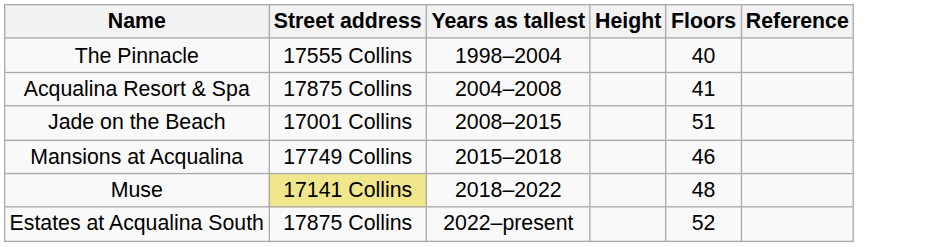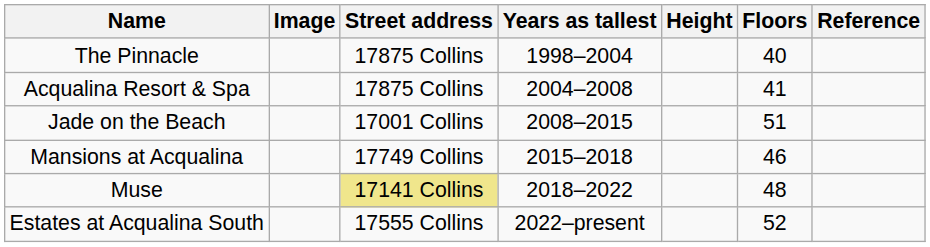+ column: (304, 21)
(348, 55) 17555 Collins -> (419, 55) 17875 Collins
(348, 223) 17875 Collins -> (419, 223) 17555 Collins
